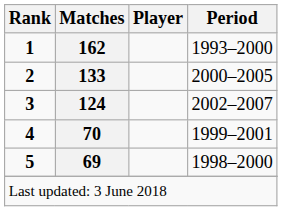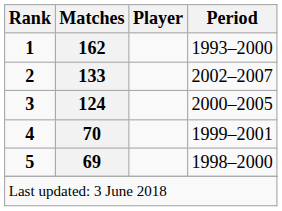(232, 76) 2000–2005 -> (232, 76) 2002–2007
(232, 104) 2002–2007 -> (232, 104) 2000–2005
